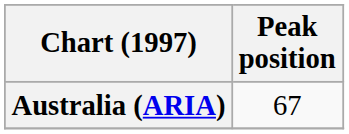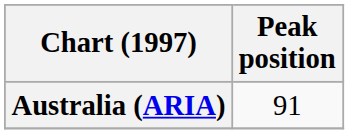(287, 104) 67 -> (287, 104) 91
